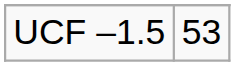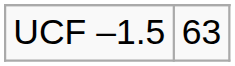(201, 32) 53 -> (201, 32) 63
